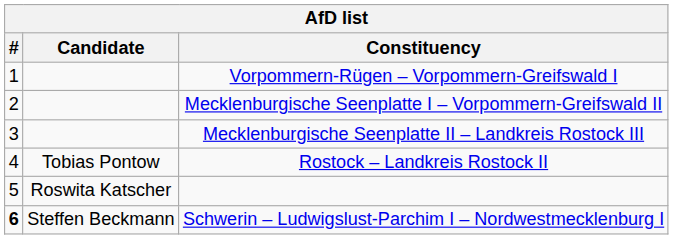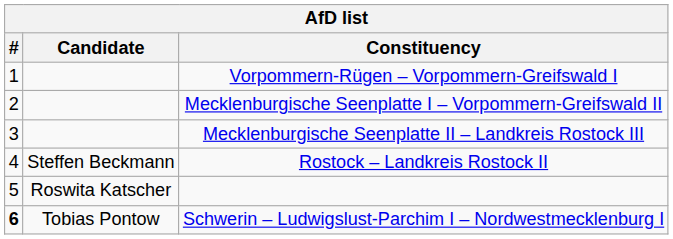(101, 162) Tobias Pontow -> (101, 162) Steffen Beckmann
(101, 219) Steffen Beckmann -> (101, 219) Tobias Pontow
